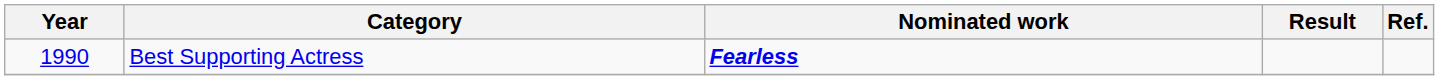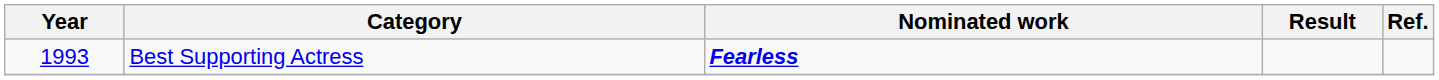(65, 56) 1990 -> (65, 56) 1993
